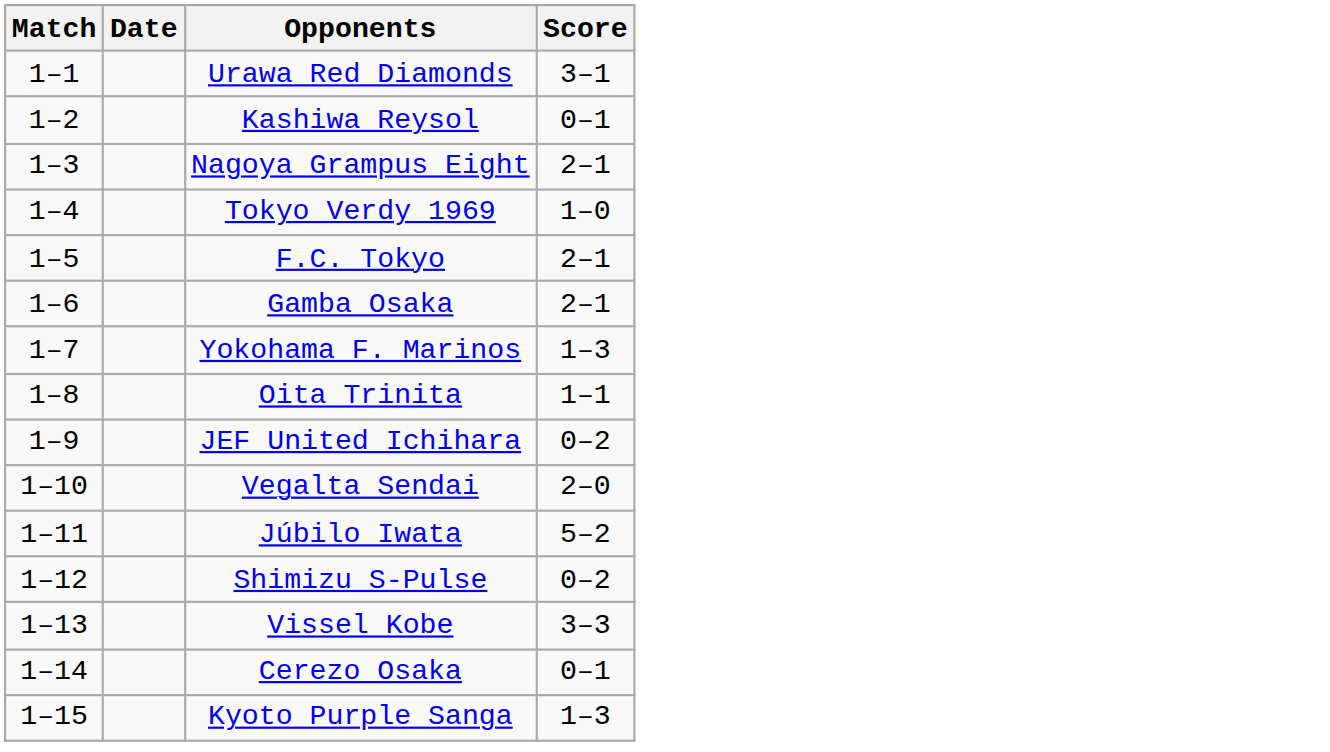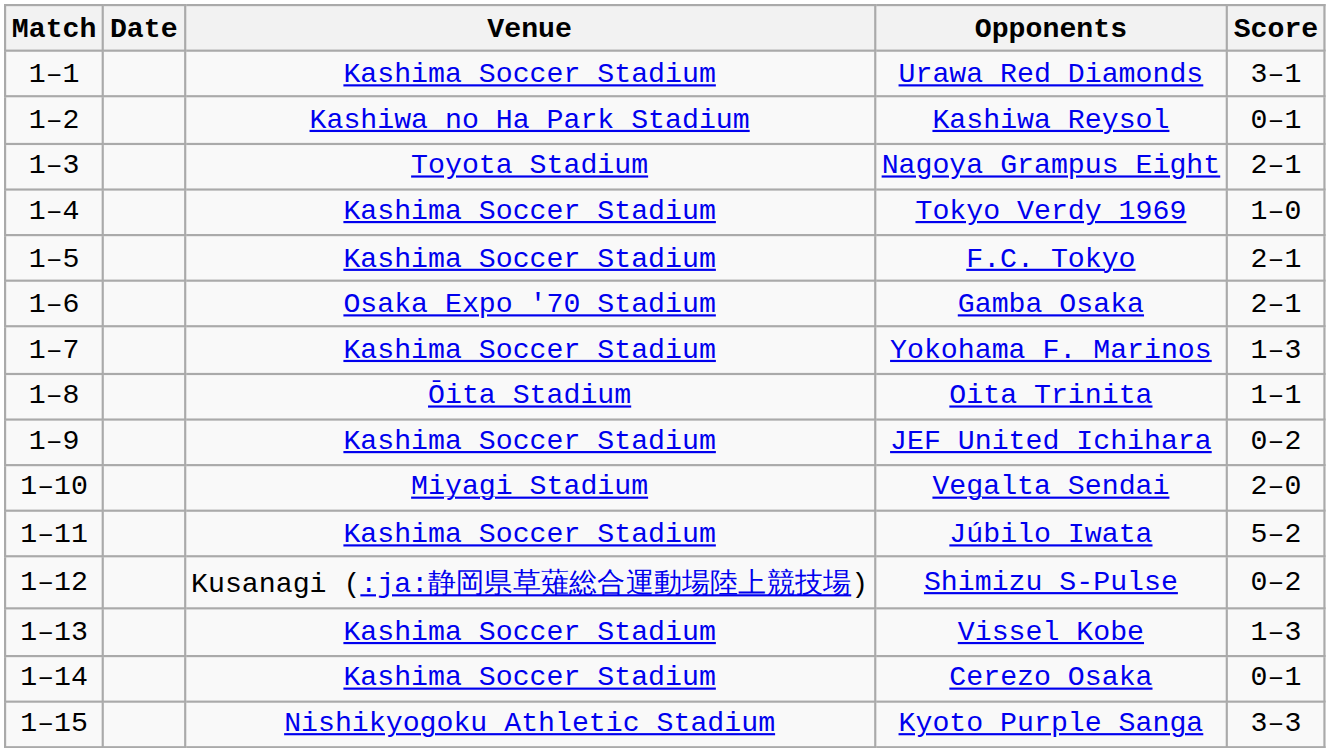+ column: (530, 28)
(585, 626) 3–3 -> (1276, 632) 1–3
(585, 718) 1–3 -> (1276, 724) 3–3
